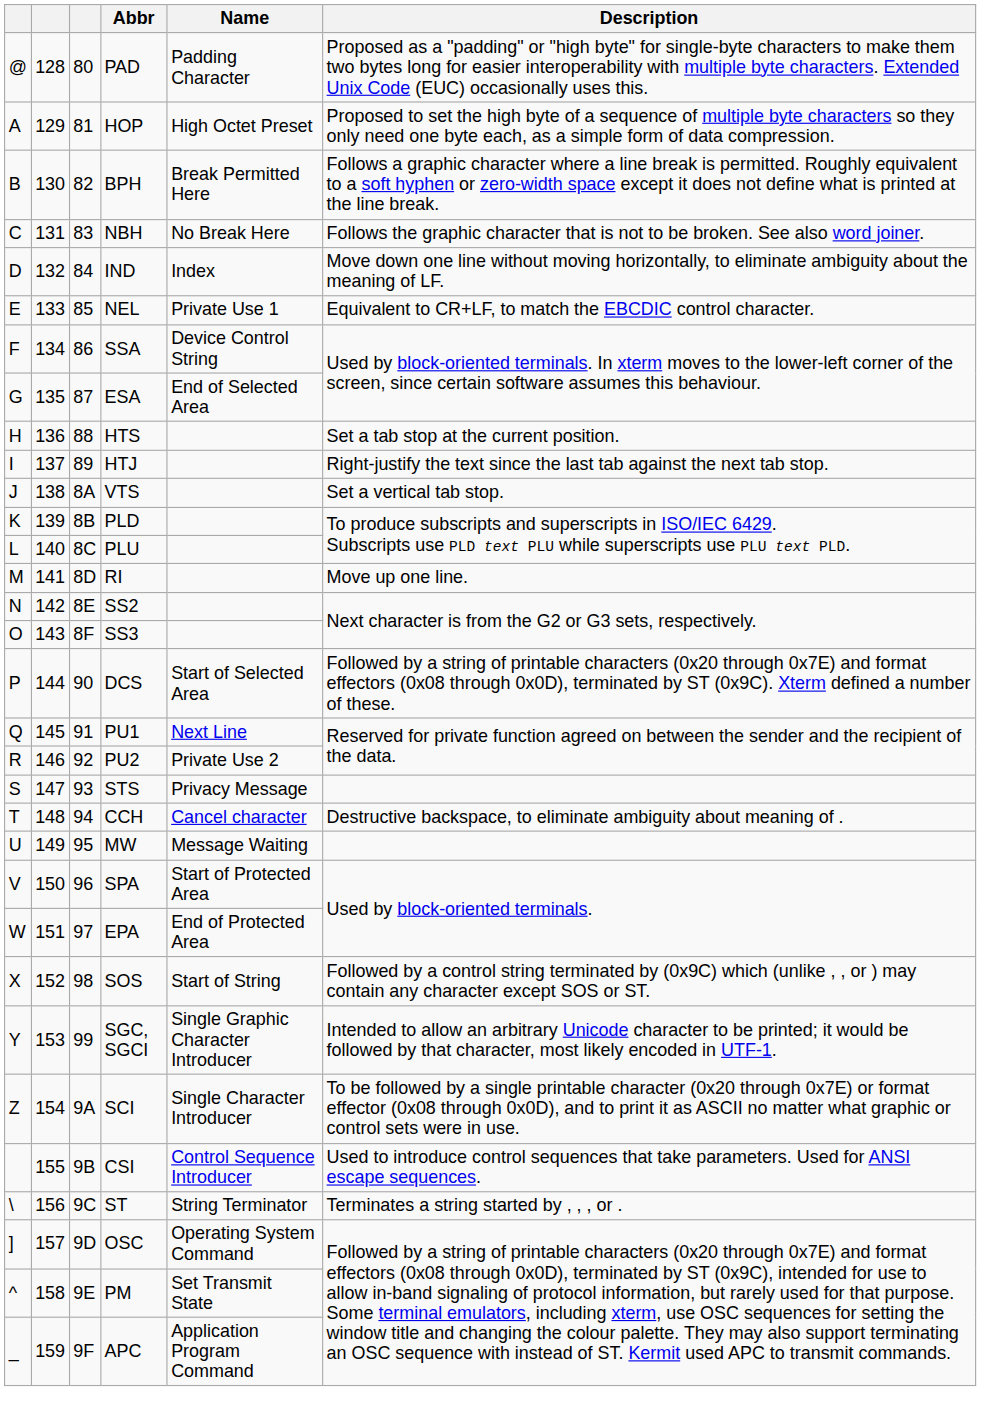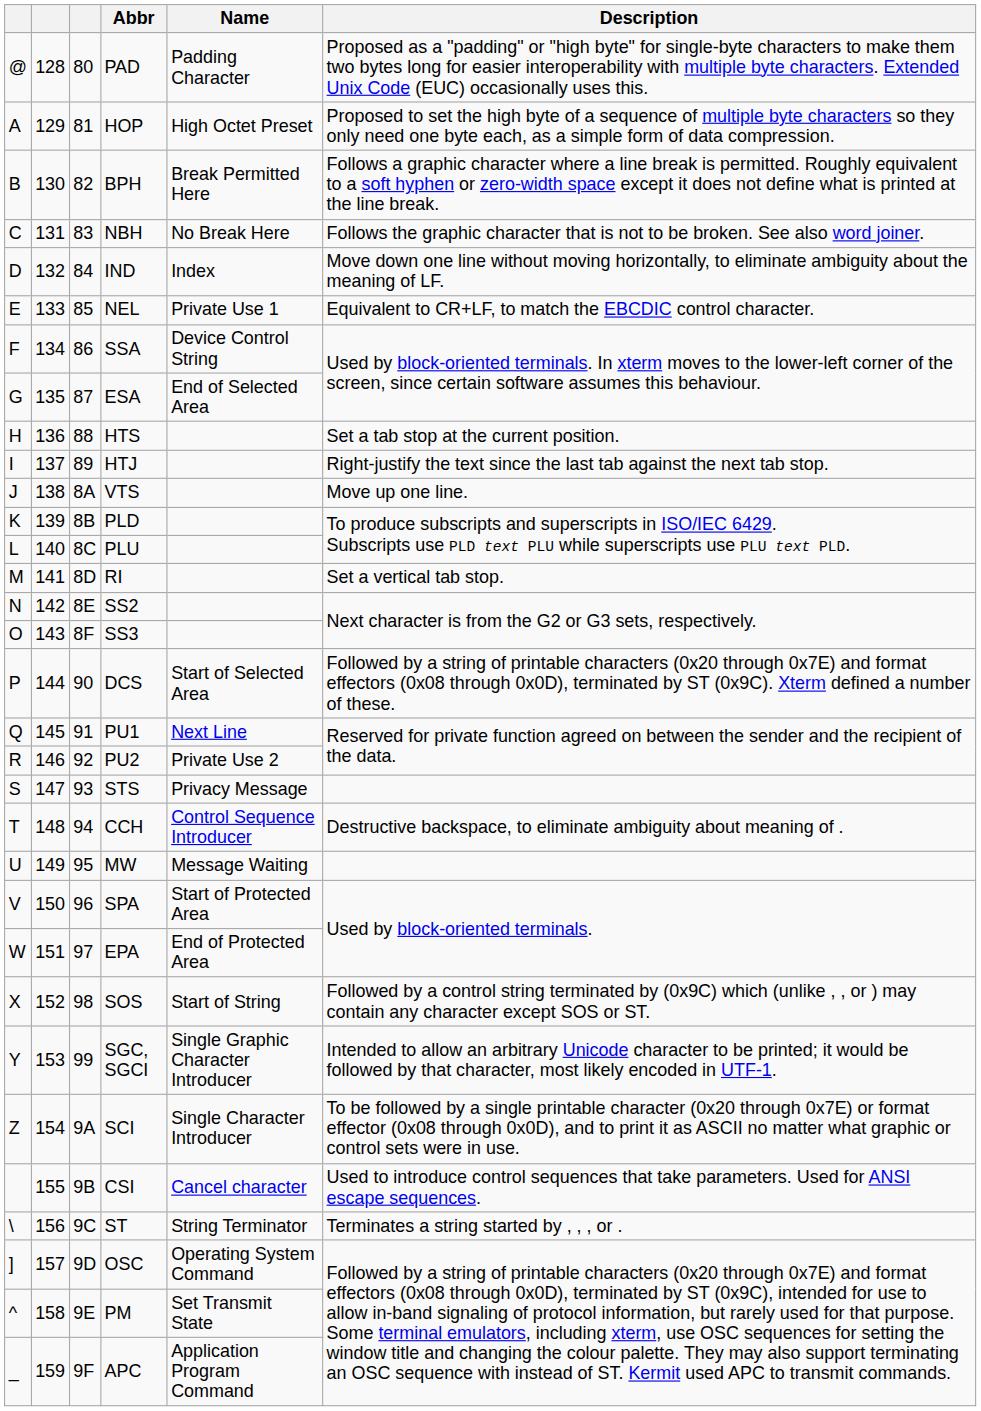(415, 492) Set a vertical tab stop. -> (397, 492) Move up one line.
(397, 577) Move up one line. -> (415, 577) Set a vertical tab stop.
(239, 817) Cancel character -> (243, 827) Control Sequence Introducer
(243, 1167) Control Sequence Introducer -> (239, 1187) Cancel character
